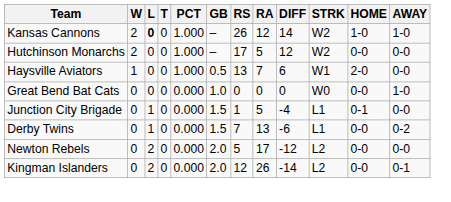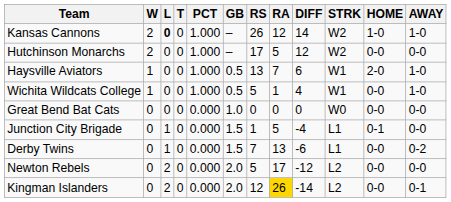(401, 71) 0-0 -> (418, 71) 1-0
+ row: (74, 91)
(401, 91) 1-0 -> (418, 110) 0-0
(263, 168) no background -> (279, 187) gold background
